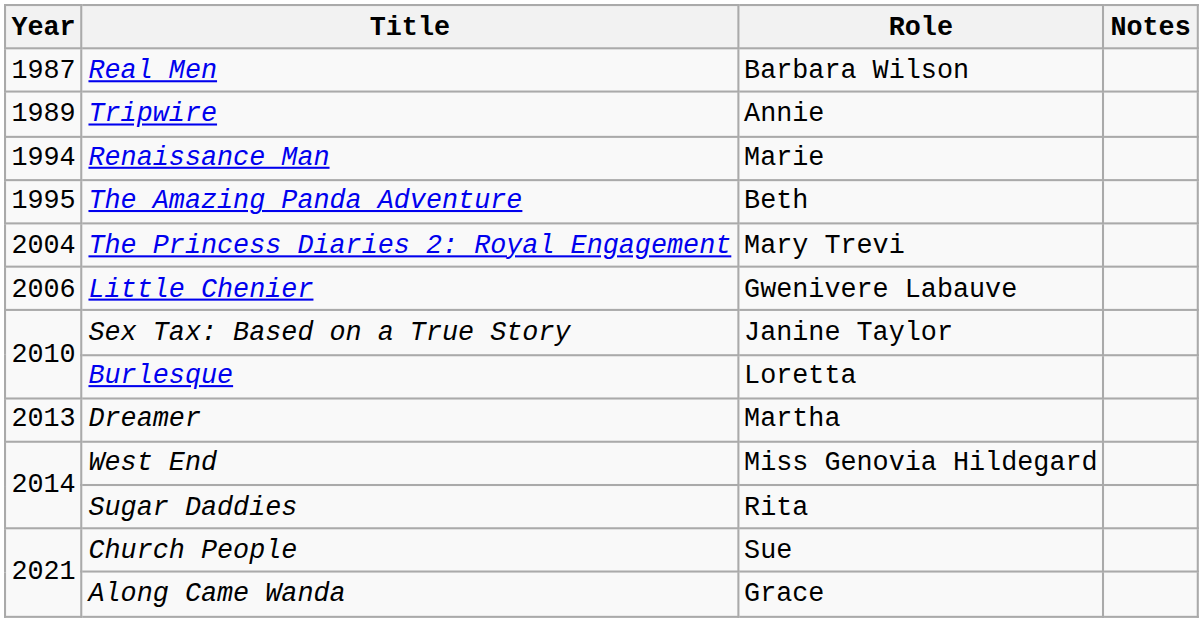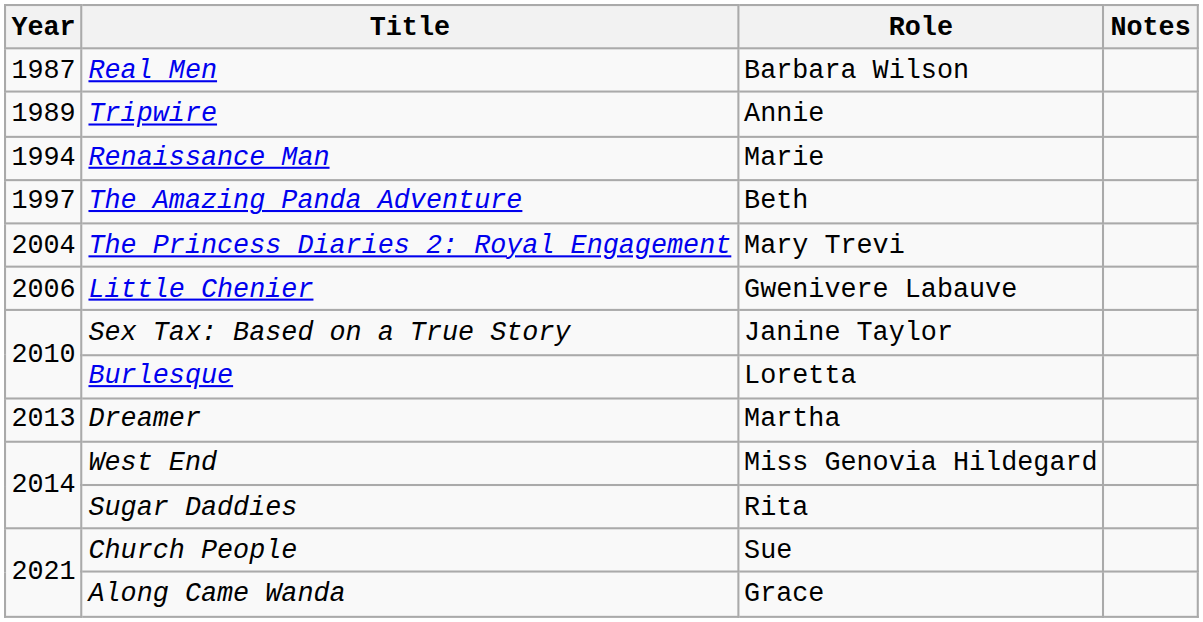(44, 201) 1995 -> (44, 201) 1997
